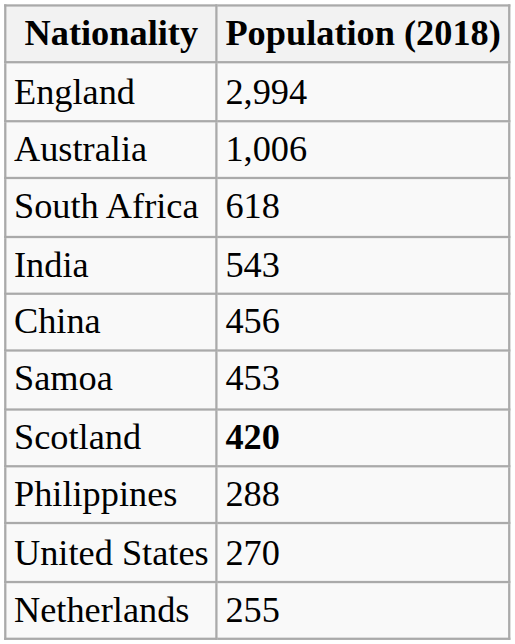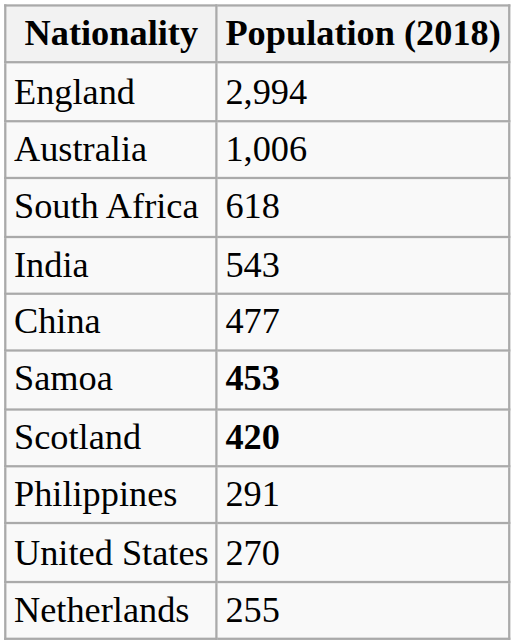(253, 321) 456 -> (253, 321) 477
(253, 379) normal -> (253, 379) bold
(253, 494) 288 -> (253, 494) 291
